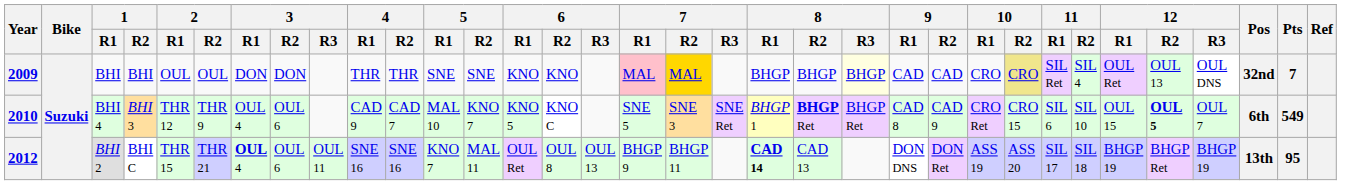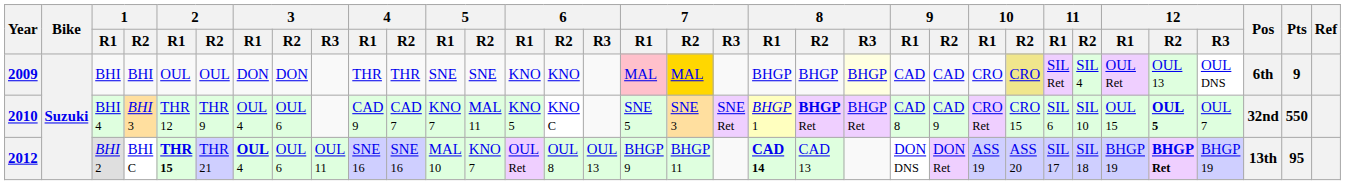(1259, 74) 32nd -> (1263, 74) 6th
(1293, 74) 7 -> (1297, 74) 9
(444, 116) MAL 10 -> (445, 116) KNO 7
(483, 116) KNO 7 -> (485, 116) MAL 11
(1259, 116) 6th -> (1263, 116) 32nd
(1293, 116) 549 -> (1297, 116) 550
(175, 158) normal -> (176, 158) bold
(443, 158) KNO 7 -> (445, 158) MAL 10
(483, 158) MAL 11 -> (485, 158) KNO 7
(1170, 158) normal -> (1173, 158) bold
